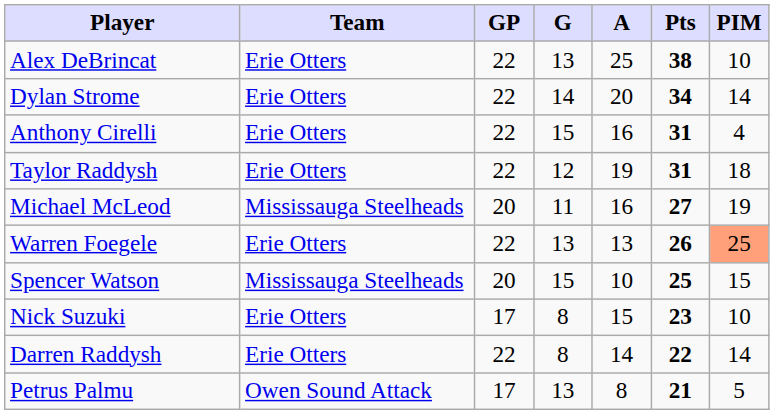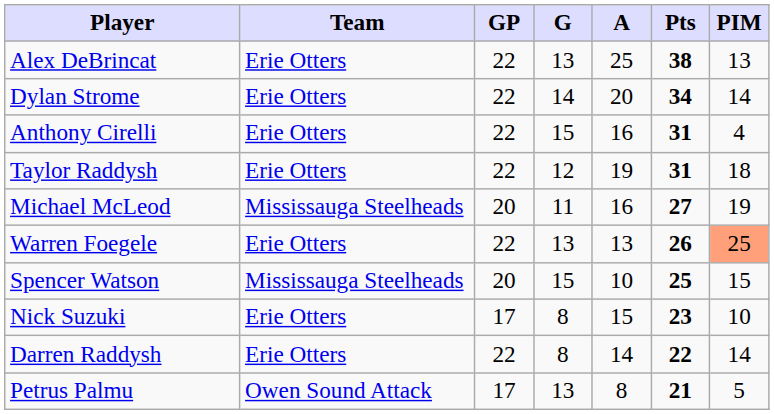(739, 59) 10 -> (739, 59) 13
